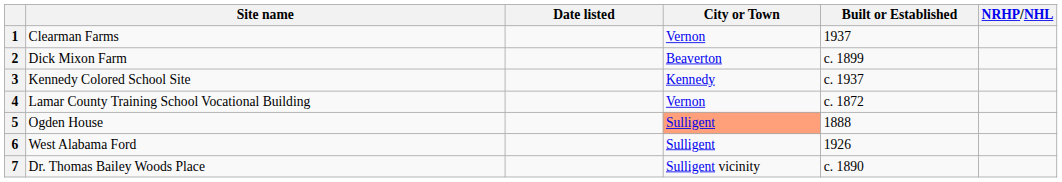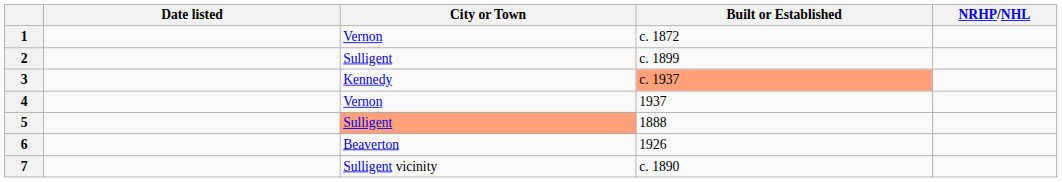- column: (265, 15)
(837, 36) 1937 -> (659, 36) c. 1872
(694, 58) Beaverton -> (368, 58) Sulligent
(844, 79) no background -> (659, 79) lightsalmon background
(844, 101) c. 1872 -> (653, 101) 1937
(691, 144) Sulligent -> (371, 144) Beaverton
